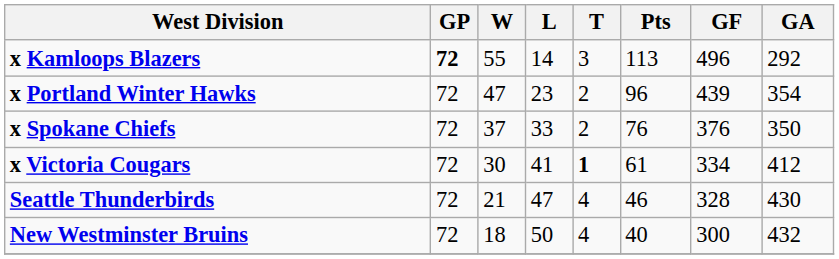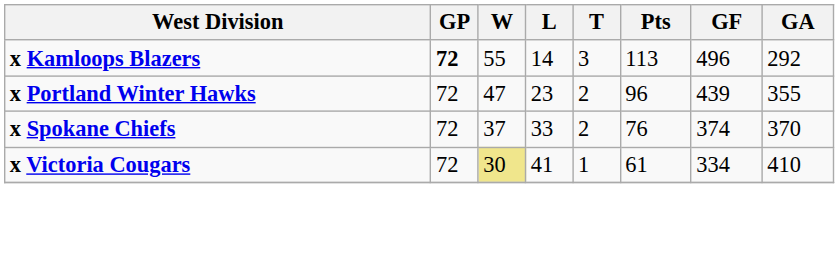(784, 93) 354 -> (784, 93) 355
(713, 128) 376 -> (713, 128) 374
(784, 128) 350 -> (784, 128) 370
(495, 164) no background -> (495, 164) khaki background
(584, 164) bold -> (584, 164) normal
(784, 164) 412 -> (784, 164) 410
- row: (112, 199)
- row: (129, 235)
